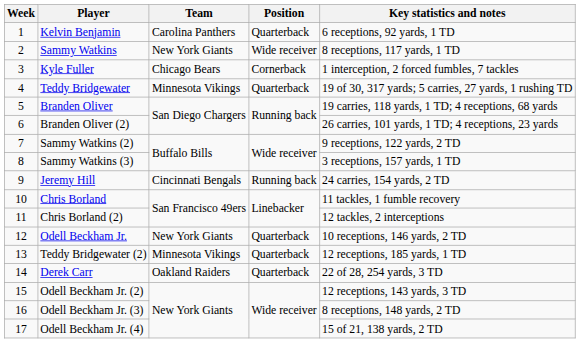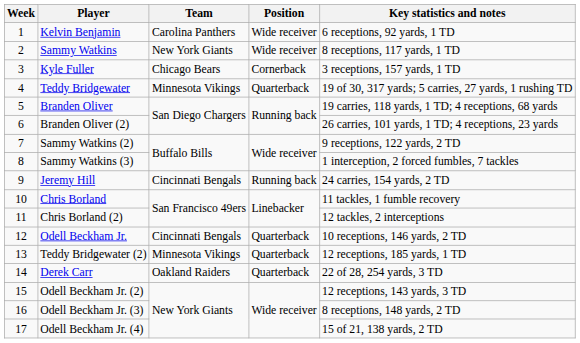(280, 32) Quarterback -> (284, 32) Wide receiver
(420, 69) 1 interception, 2 forced fumbles, 7 tackles -> (391, 69) 3 receptions, 157 yards, 1 TD
(391, 161) 3 receptions, 157 yards, 1 TD -> (420, 161) 1 interception, 2 forced fumbles, 7 tackles
(192, 236) New York Giants -> (197, 236) Cincinnati Bengals
